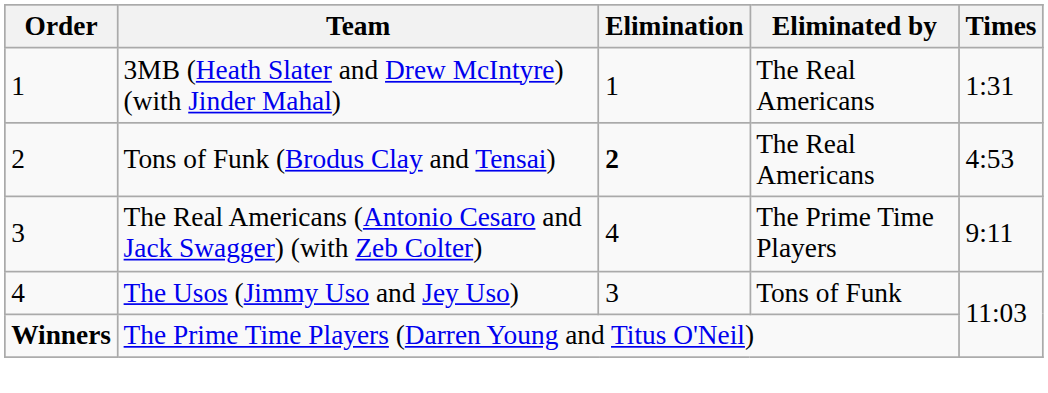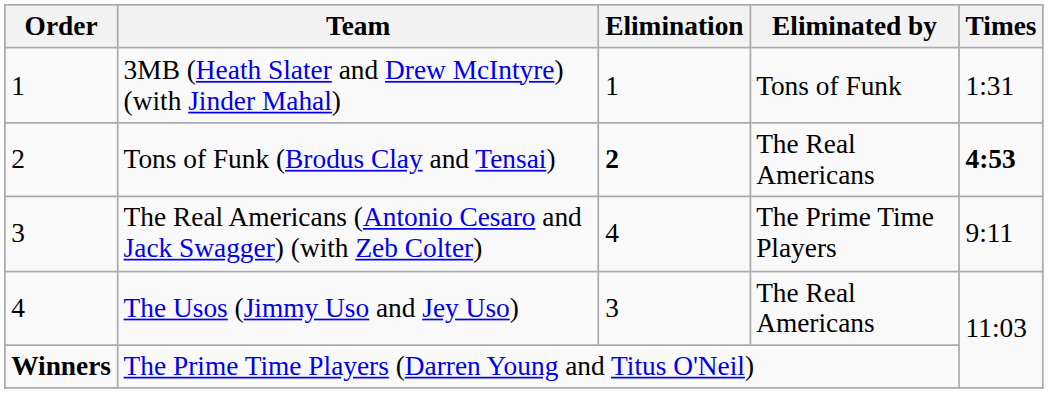(815, 84) The Real Americans -> (829, 84) Tons of Funk
(990, 159) normal -> (991, 159) bold
(829, 292) Tons of Funk -> (815, 307) The Real Americans
